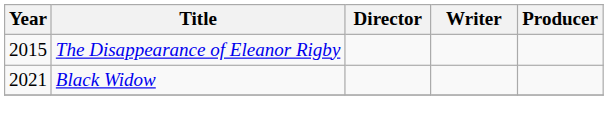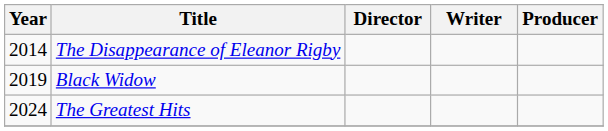(28, 49) 2015 -> (28, 49) 2014
(28, 79) 2021 -> (28, 79) 2019
+ row: (123, 110)
